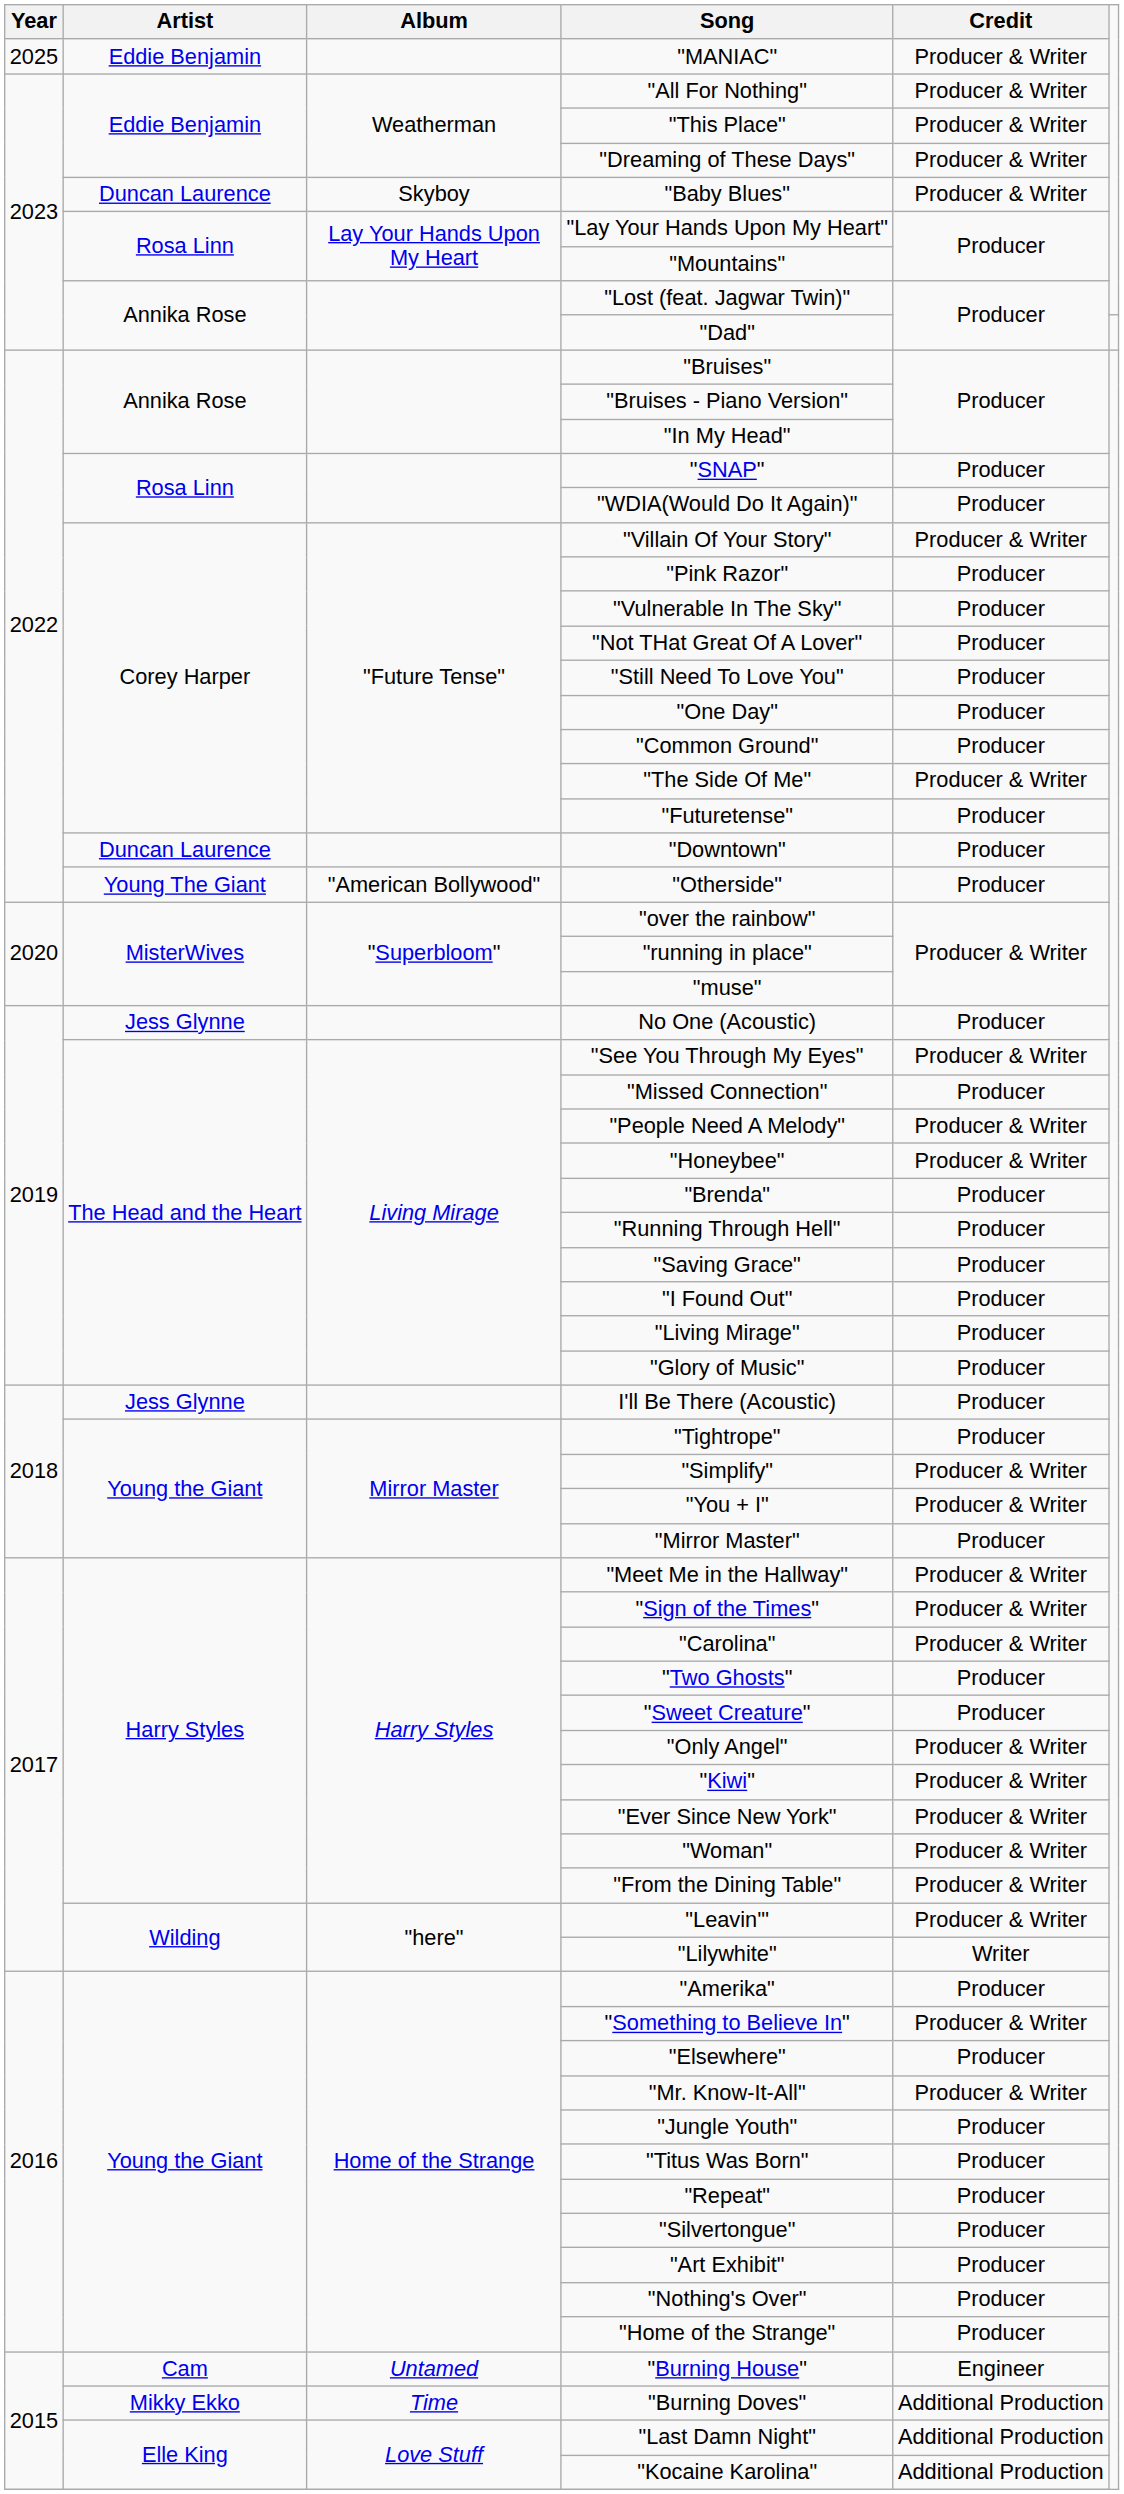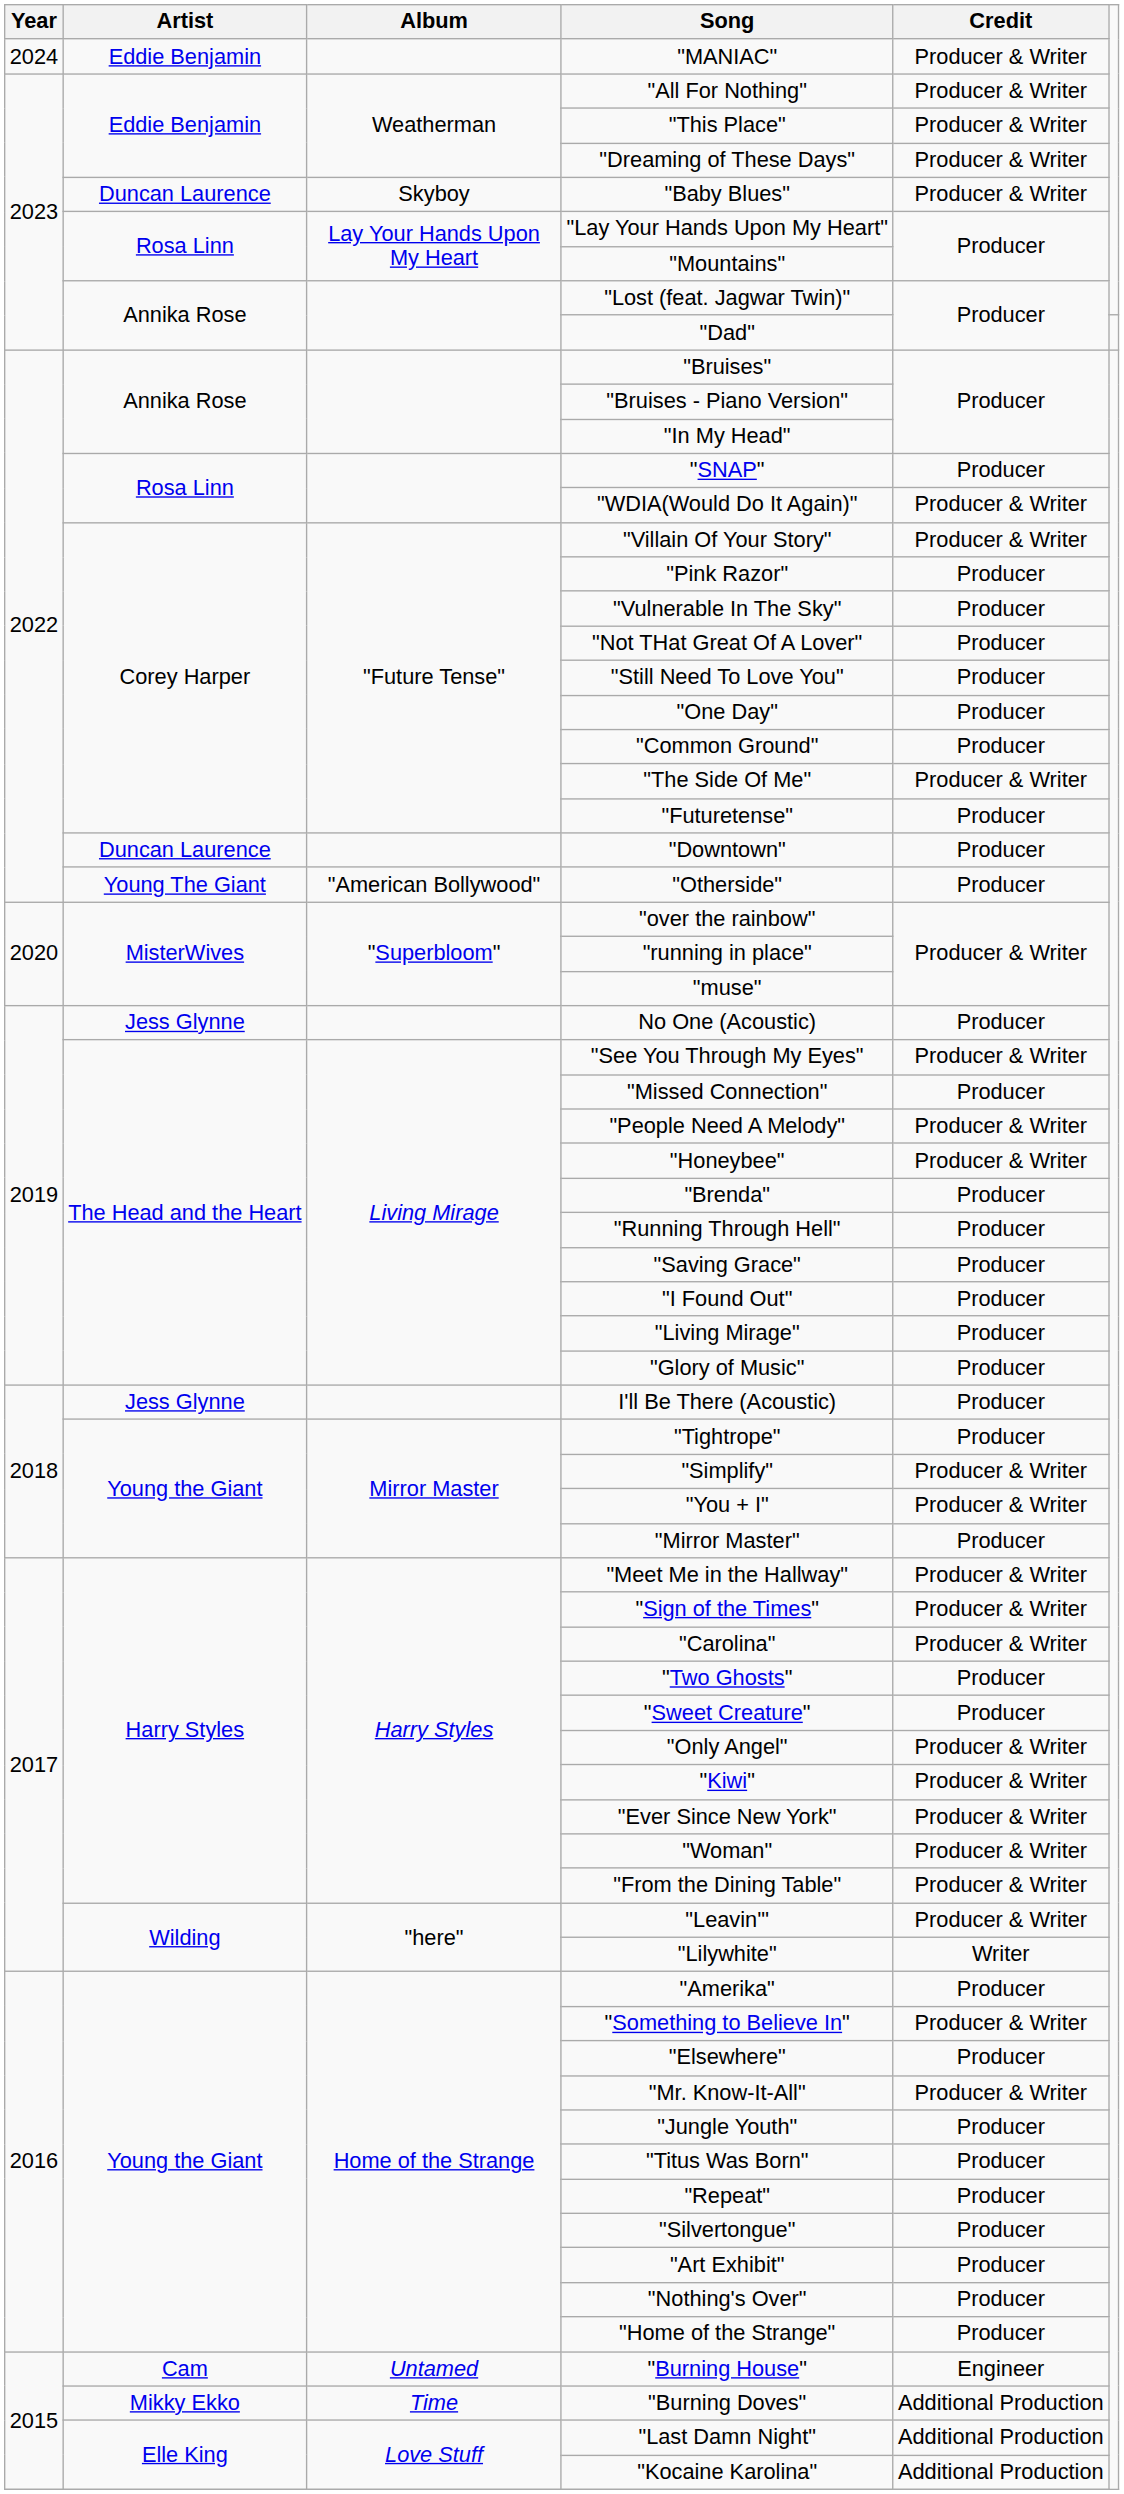(34, 56) 2025 -> (34, 56) 2024
(1001, 504) Producer -> (1001, 504) Producer & Writer
